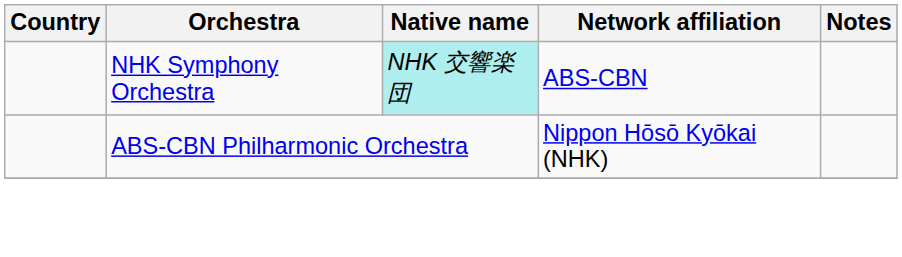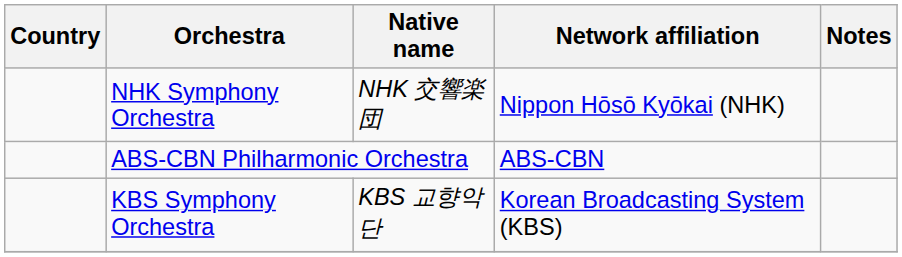(451, 77) paleturquoise background -> (422, 103) no background
(595, 78) ABS-CBN -> (642, 104) Nippon Hōsō Kyōkai (NHK)
(650, 146) Nippon Hōsō Kyōkai (NHK) -> (552, 159) ABS-CBN
+ row: (194, 214)
